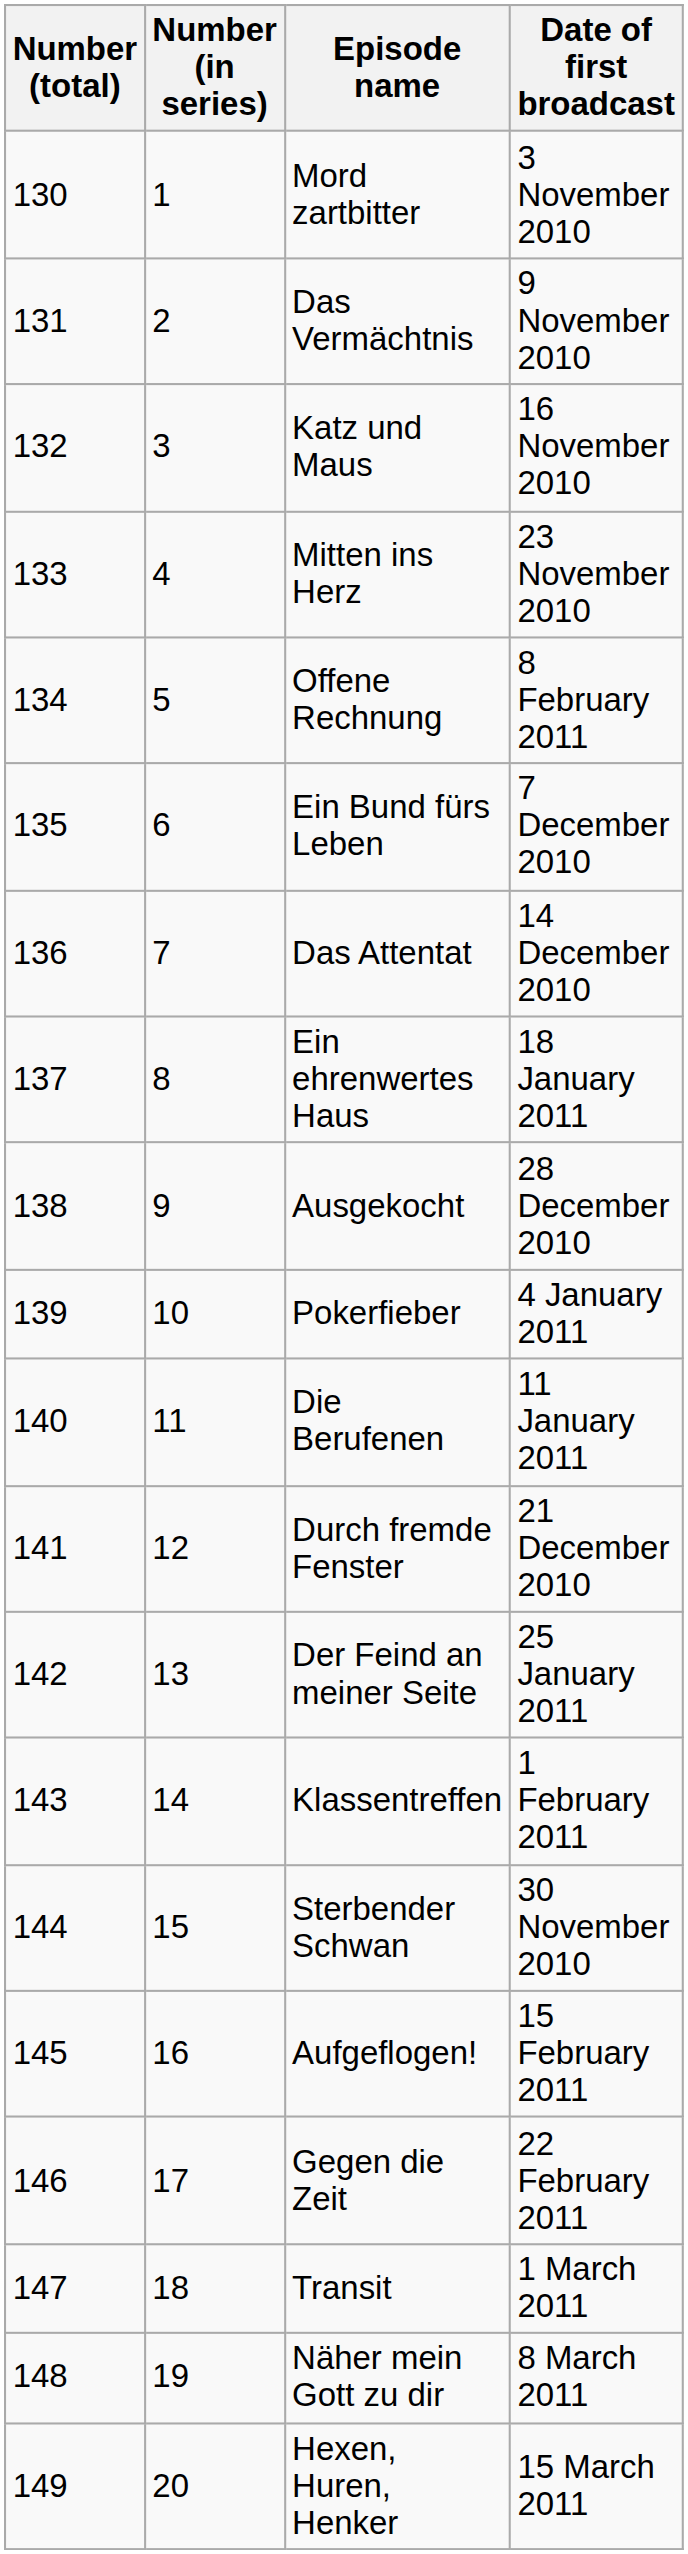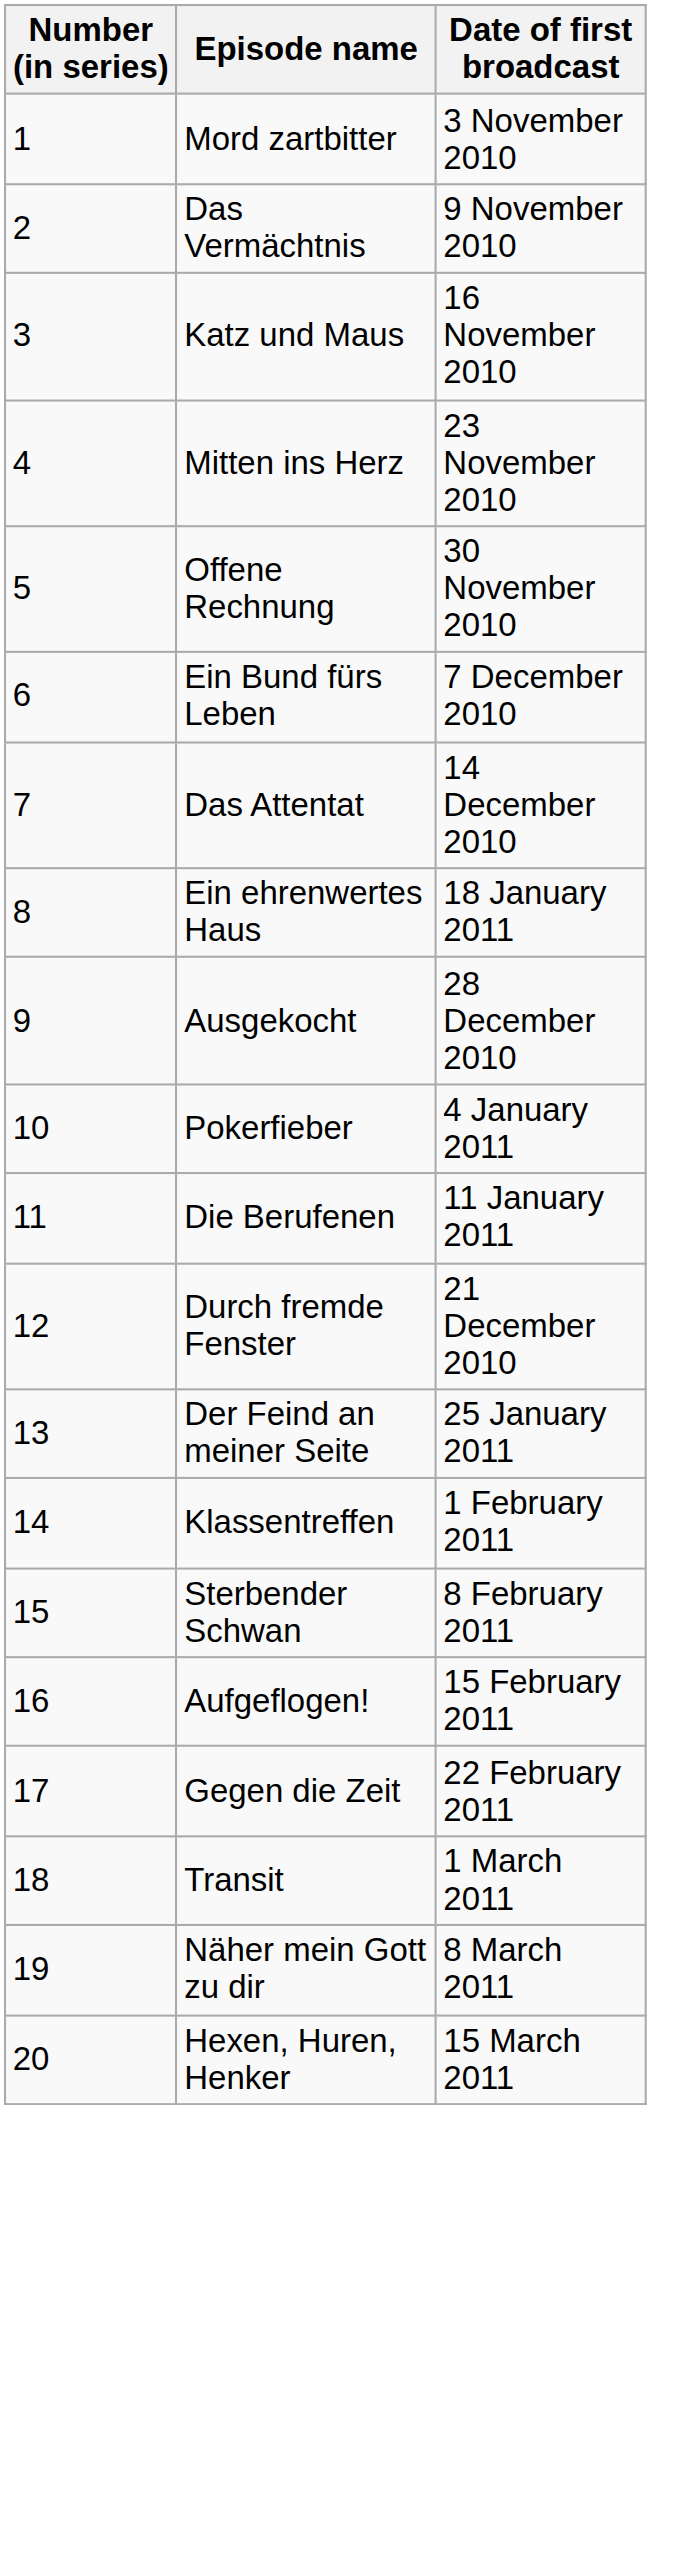- column: (75, 67)
(583, 699) 8 February 2011 -> (519, 588) 30 November 2010
(593, 1927) 30 November 2010 -> (523, 1611) 8 February 2011
